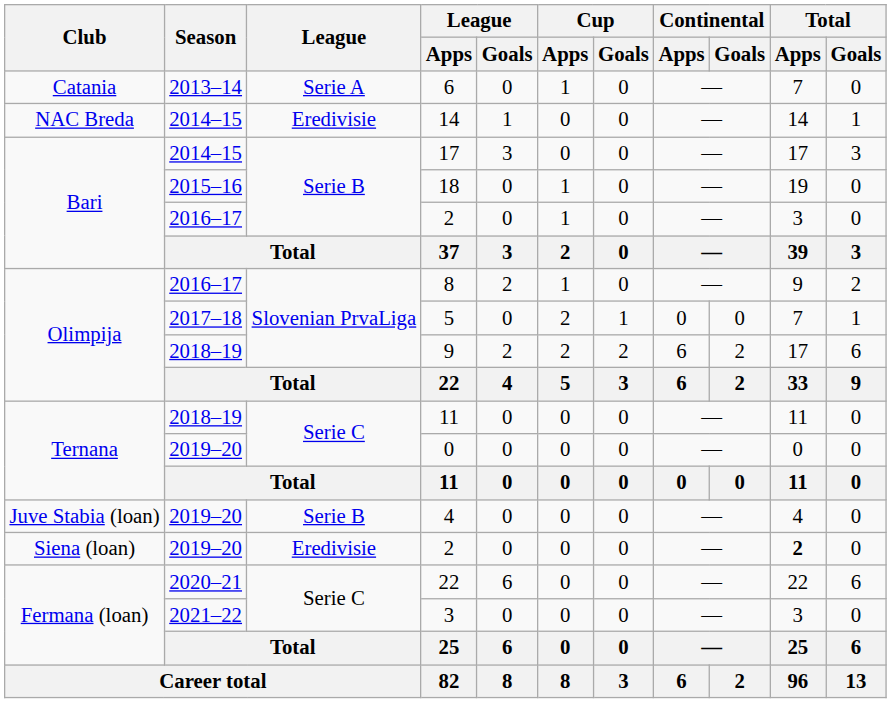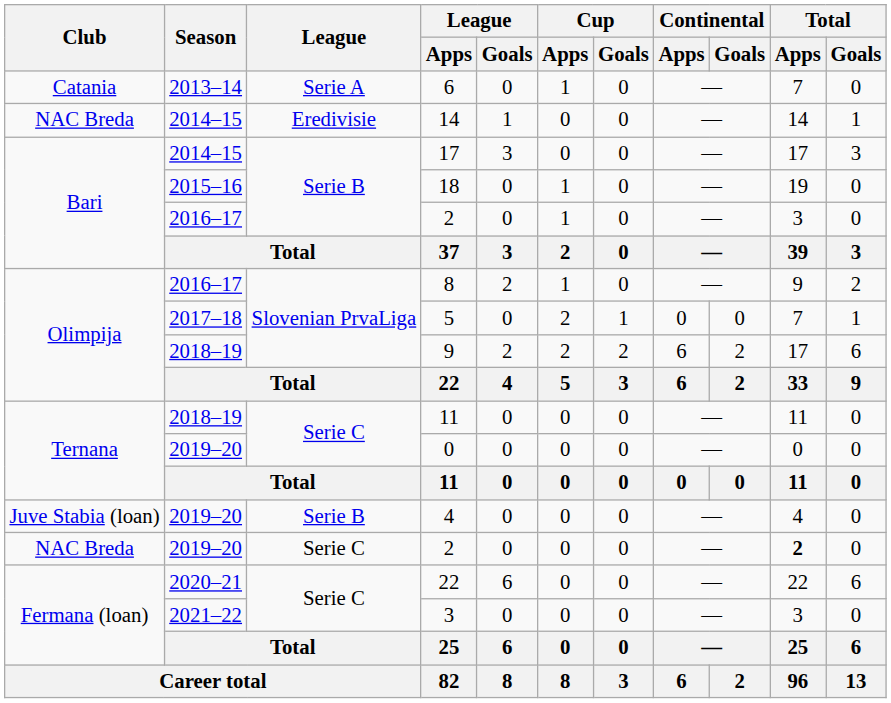(85, 548) Siena (loan) -> (85, 548) NAC Breda
(334, 548) Eredivisie -> (334, 548) Serie C
